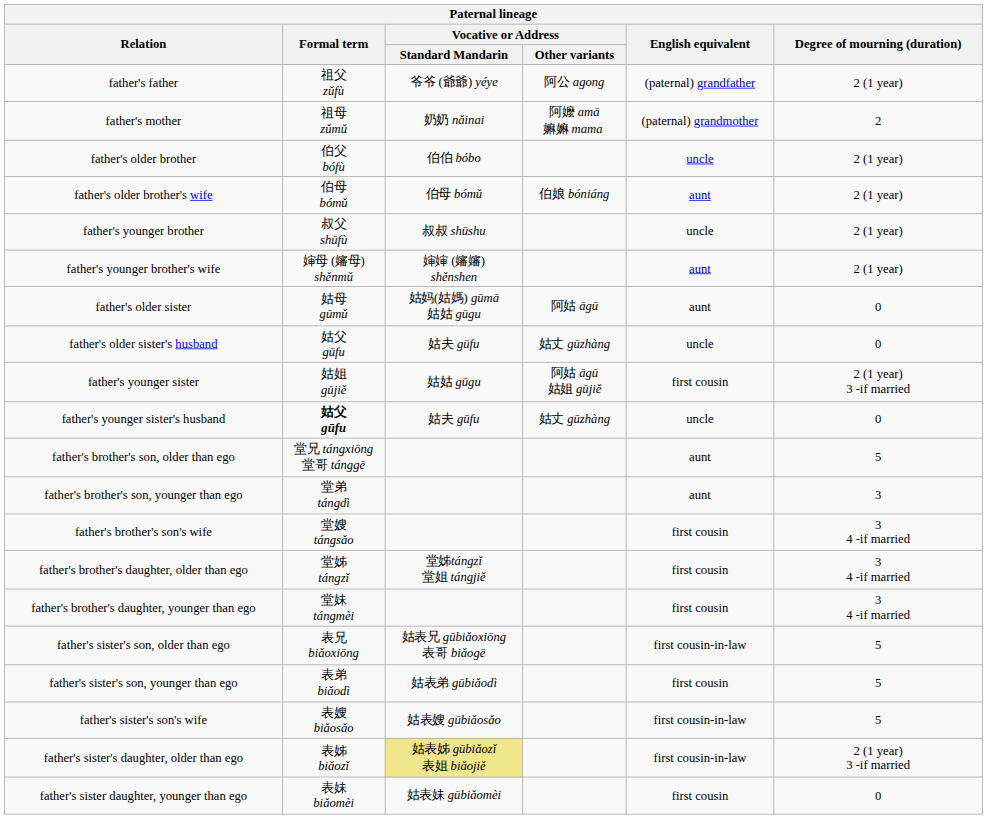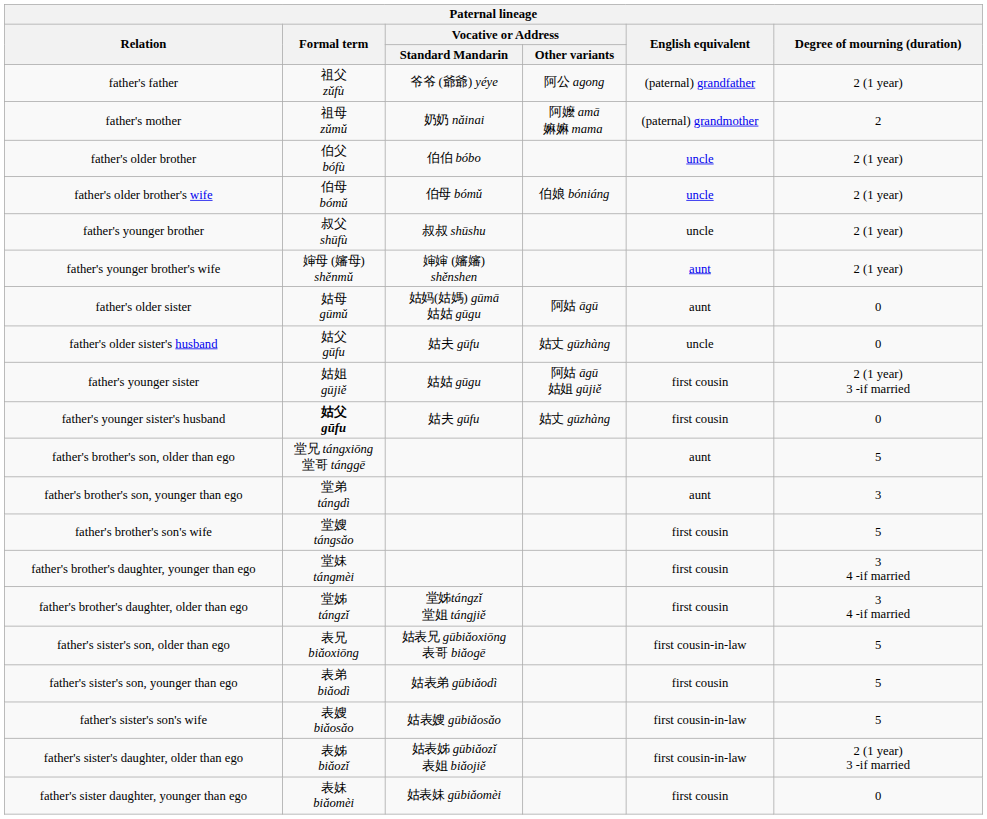(700, 195) aunt -> (700, 195) uncle
(700, 419) uncle -> (700, 419) first cousin
(878, 532) 3 4 -if married -> (878, 532) 5
rows swapped: (143, 569) <-> (143, 607)
(454, 757) khaki background -> (454, 757) no background
